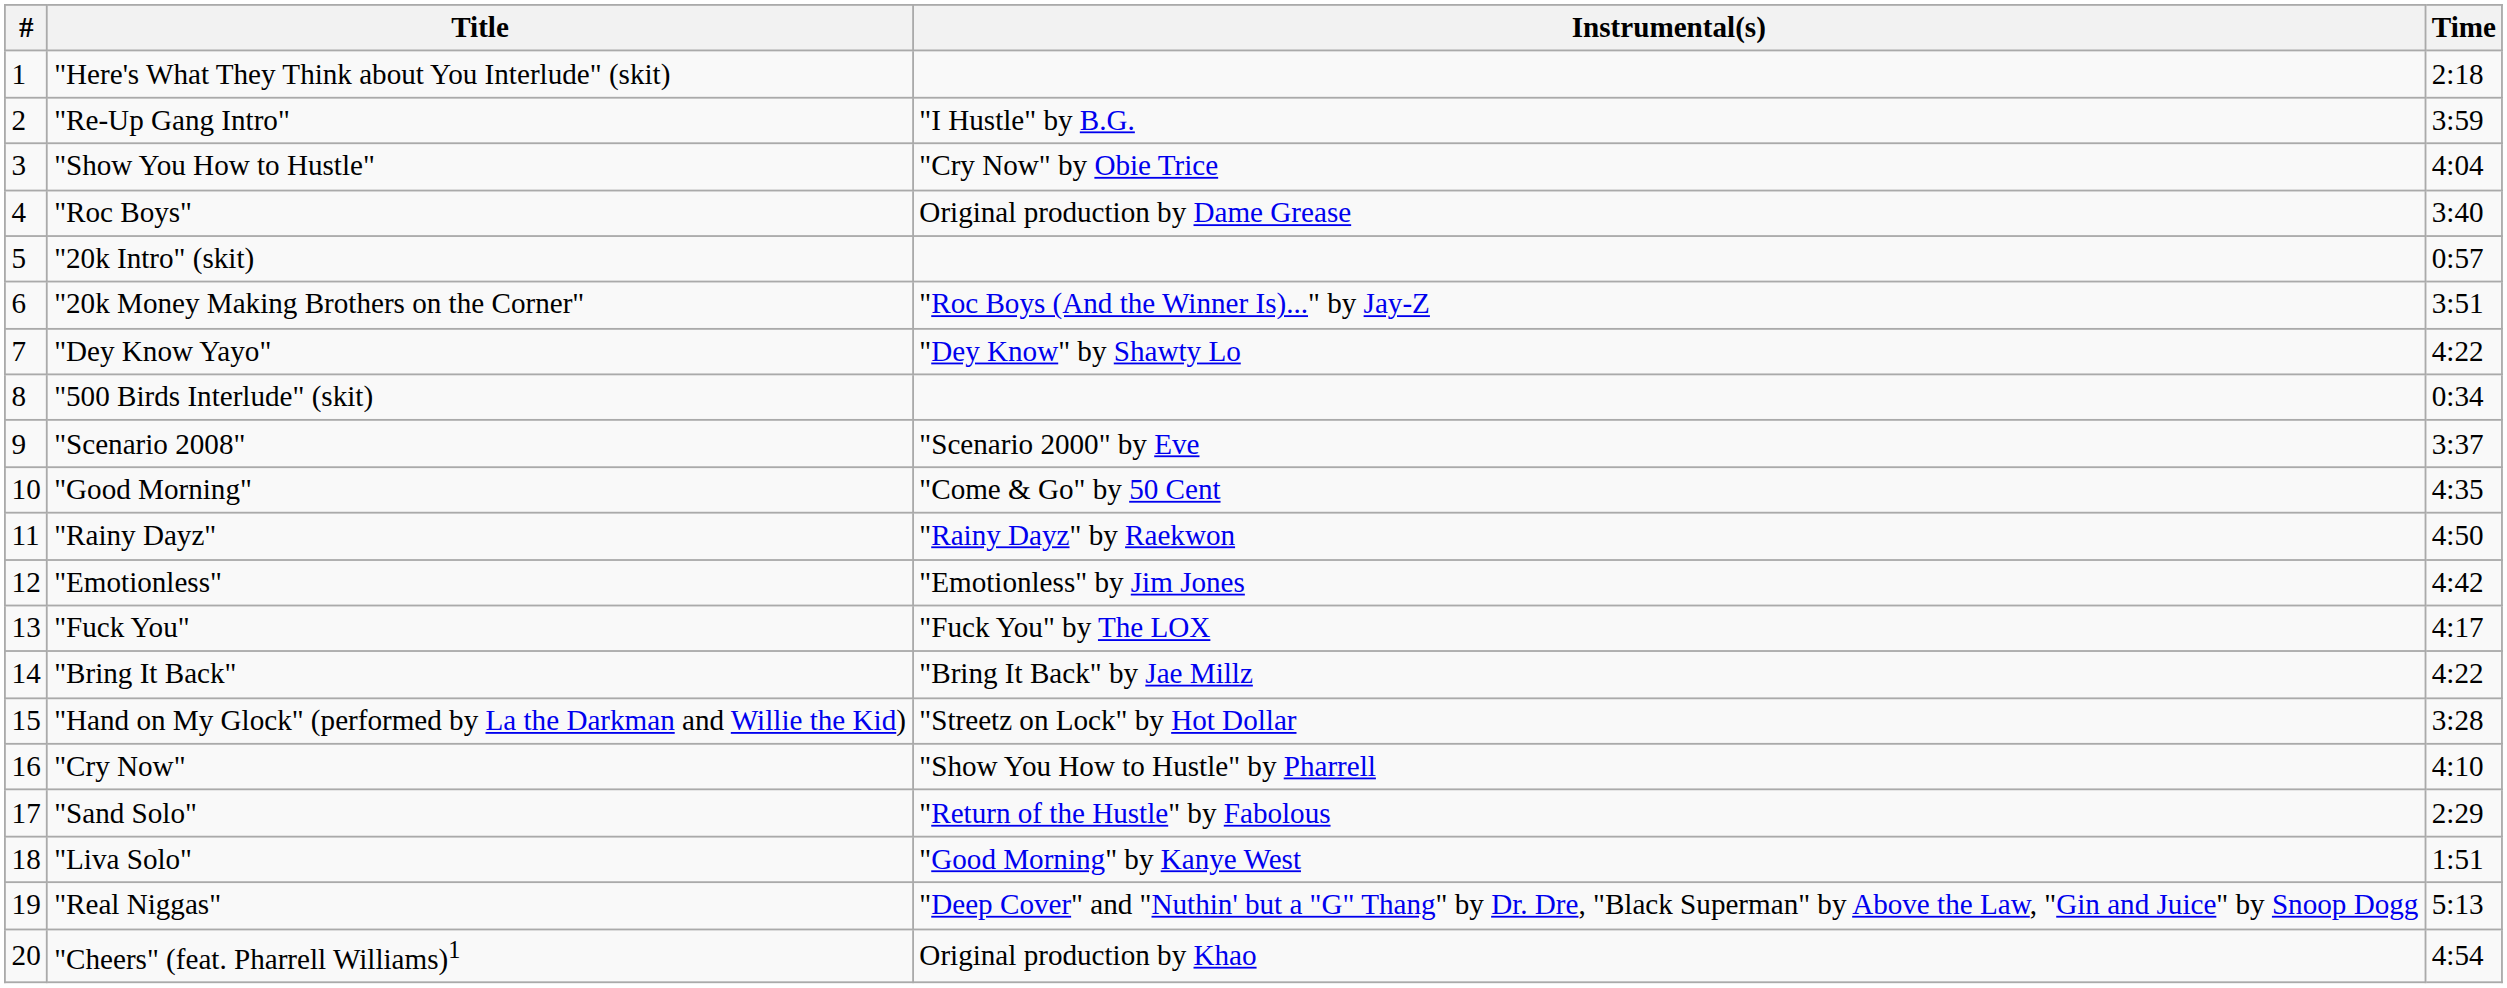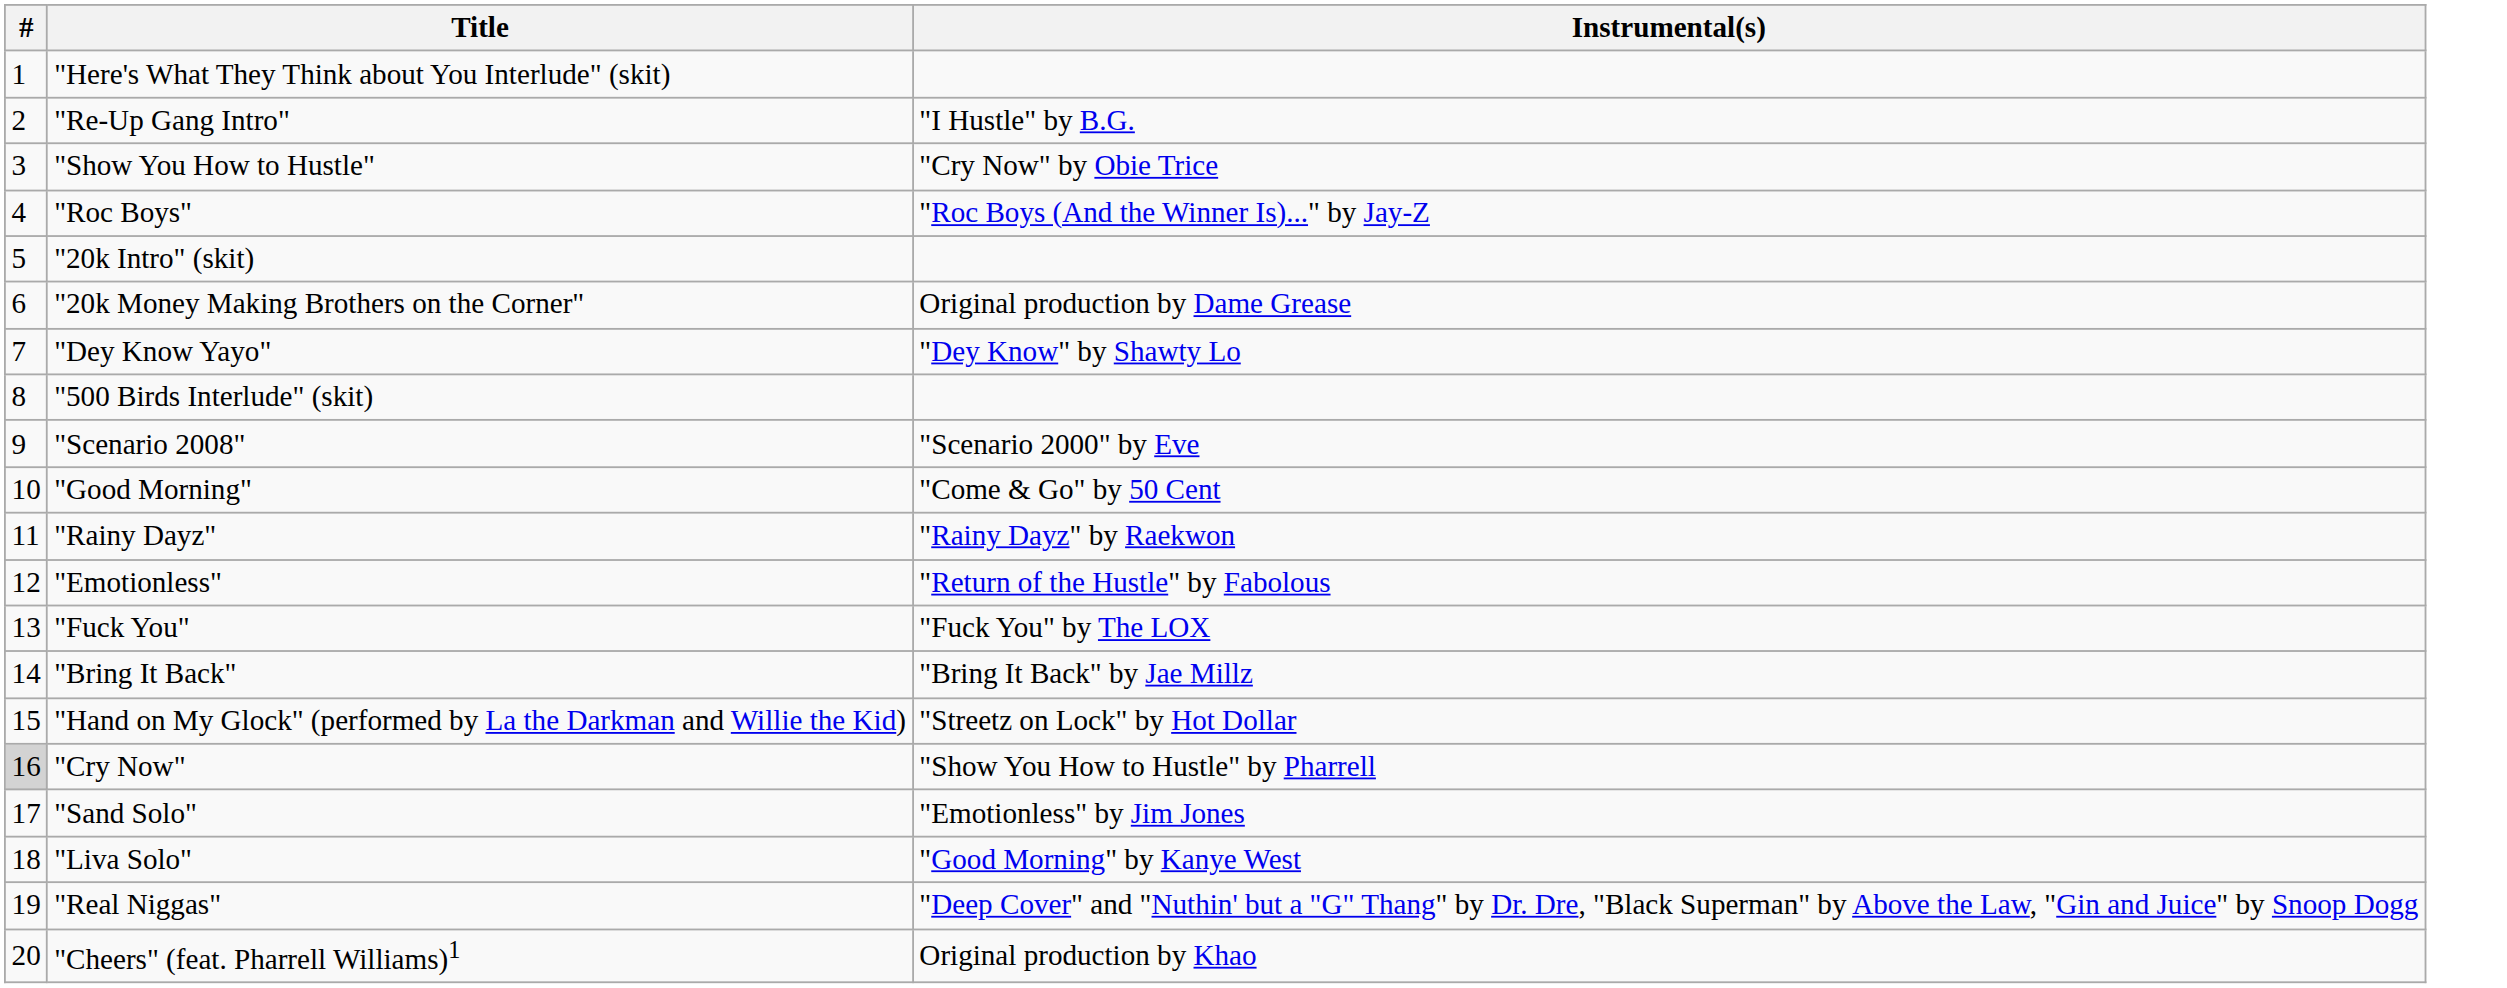- column: (2464, 27)
(1135, 212) Original production by Dame Grease -> (1175, 212) "Roc Boys (And the Winner Is)..." by Jay-Z
(1175, 304) "Roc Boys (And the Winner Is)..." by Jay-Z -> (1135, 304) Original production by Dame Grease
(1082, 581) "Emotionless" by Jim Jones -> (1125, 581) "Return of the Hustle" by Fabolous
(26, 766) no background -> (26, 766) lightgrey background
(1125, 812) "Return of the Hustle" by Fabolous -> (1082, 812) "Emotionless" by Jim Jones
